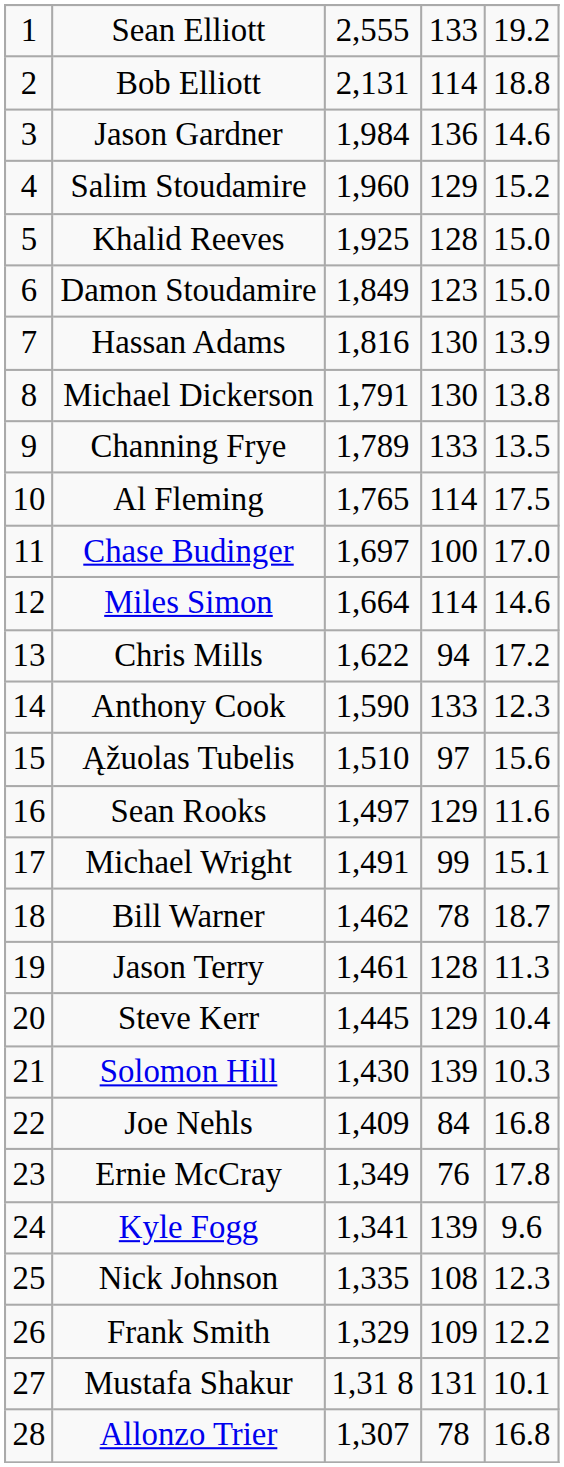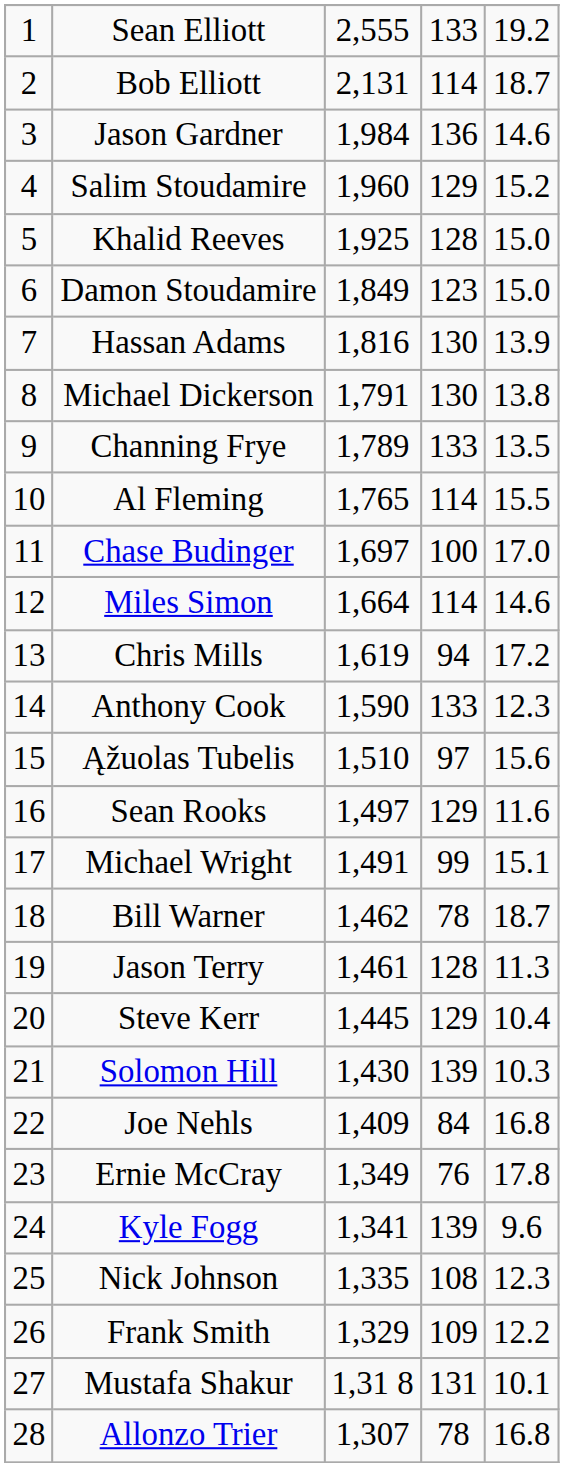(522, 82) 18.8 -> (522, 82) 18.7
(522, 498) 17.5 -> (522, 498) 15.5
(373, 654) 1,622 -> (373, 654) 1,619
